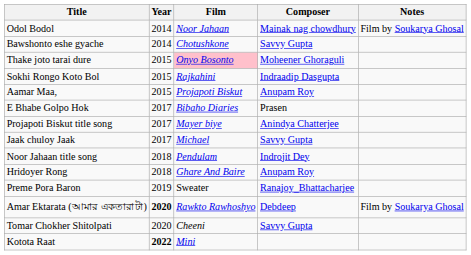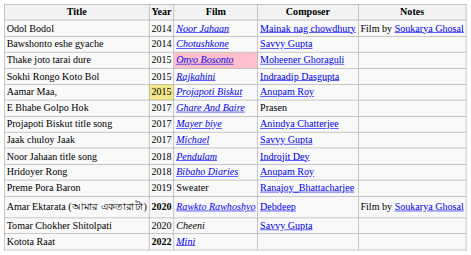(161, 92) no background -> (161, 92) khaki background
(207, 108) Bibaho Diaries -> (210, 108) Ghare And Baire
(210, 172) Ghare And Baire -> (207, 172) Bibaho Diaries
